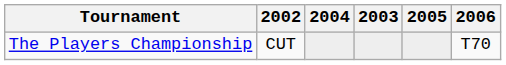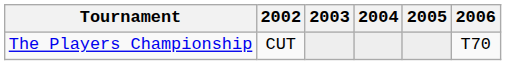columns swapped: (378, 19) <-> (329, 19)
